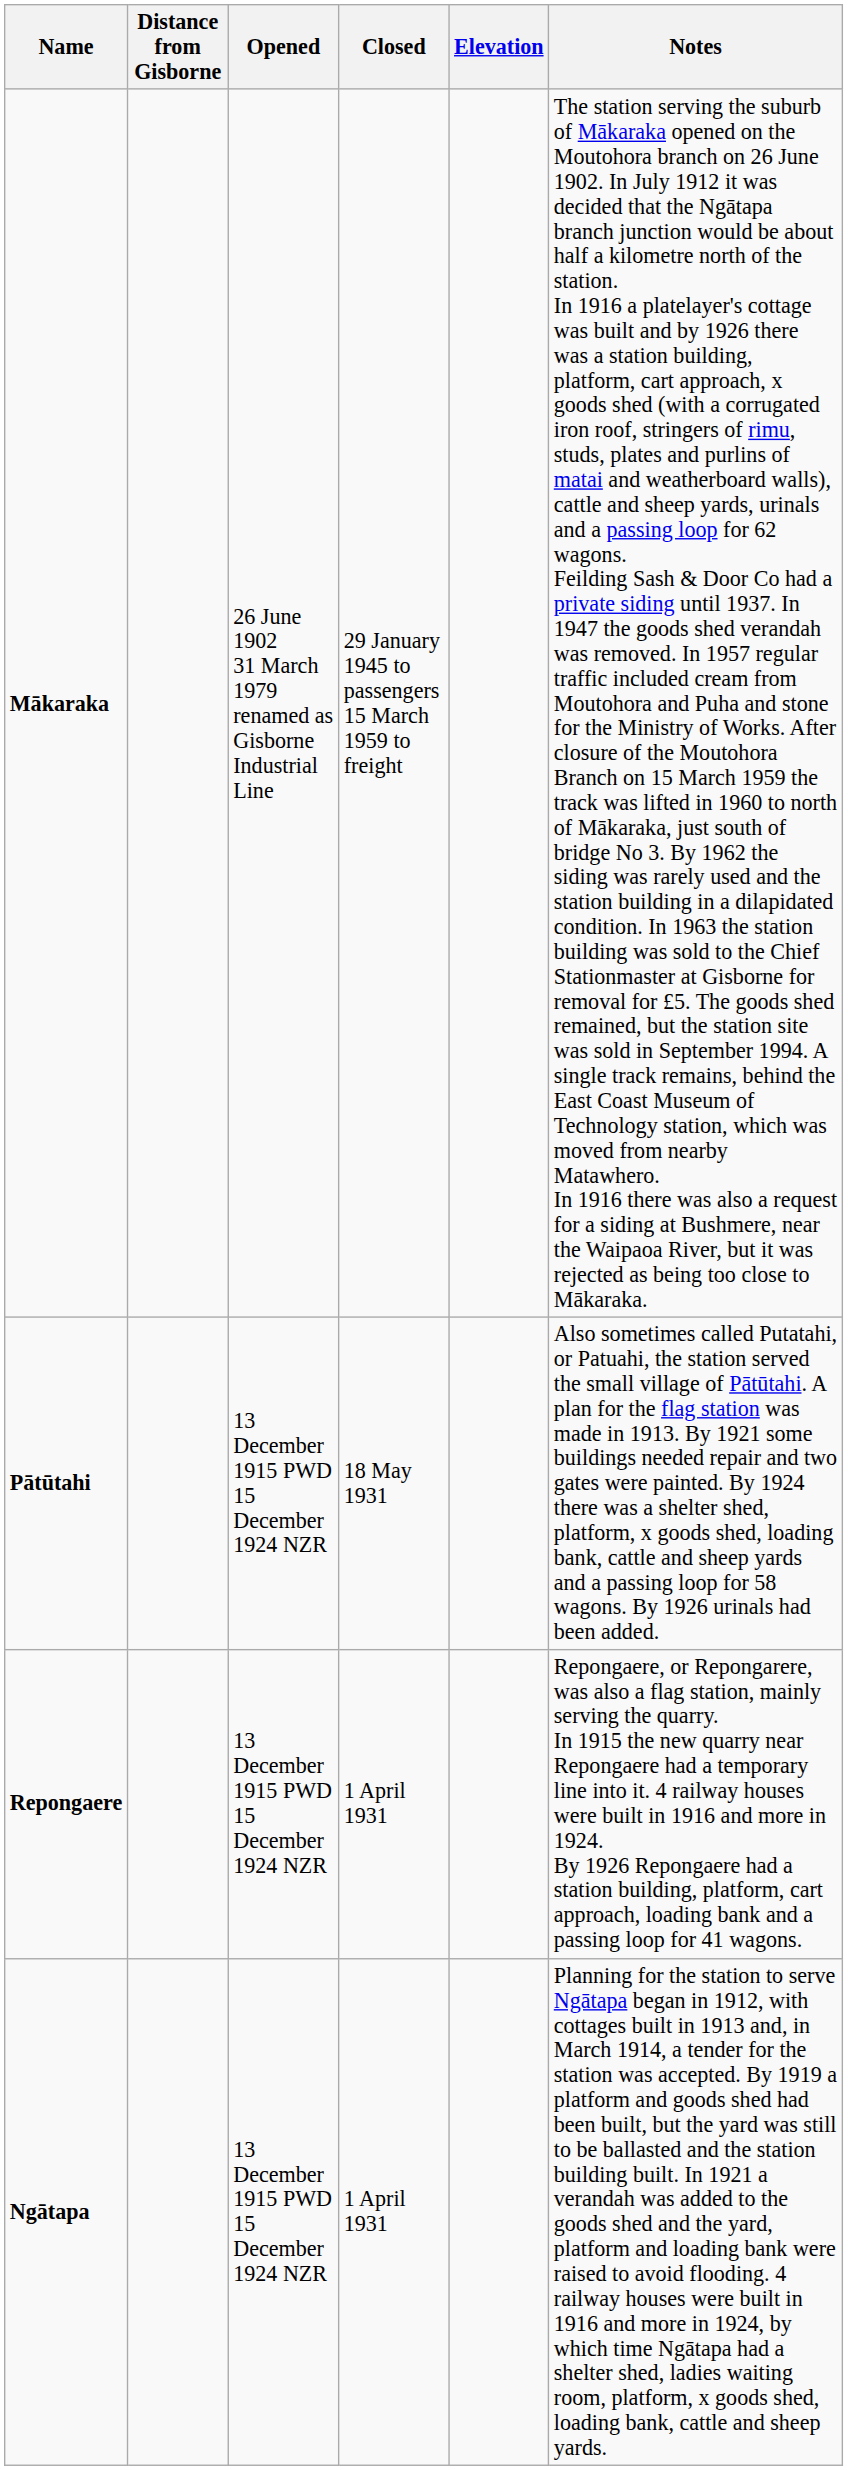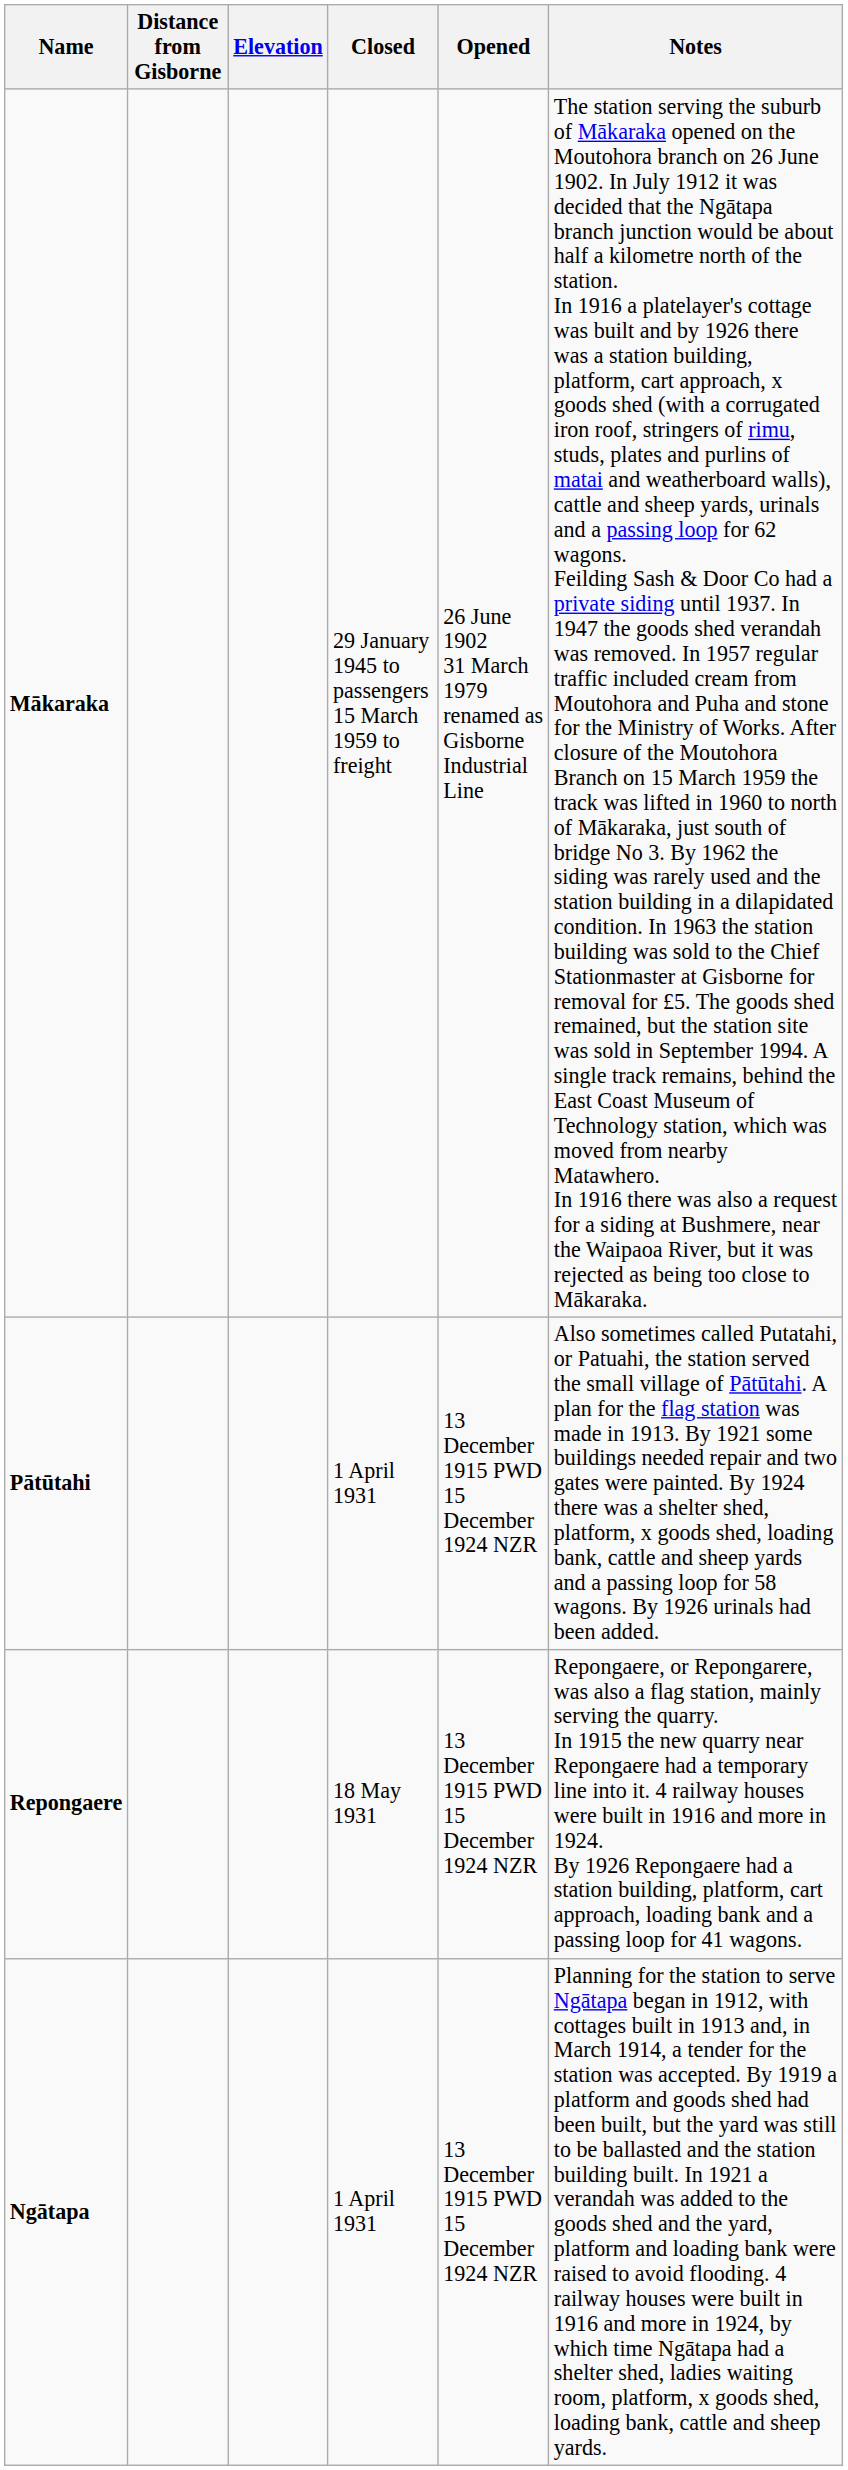columns swapped: (283, 46) <-> (499, 46)
(378, 1483) 18 May 1931 -> (364, 1483) 1 April 1931
(375, 1803) 1 April 1931 -> (367, 1803) 18 May 1931
